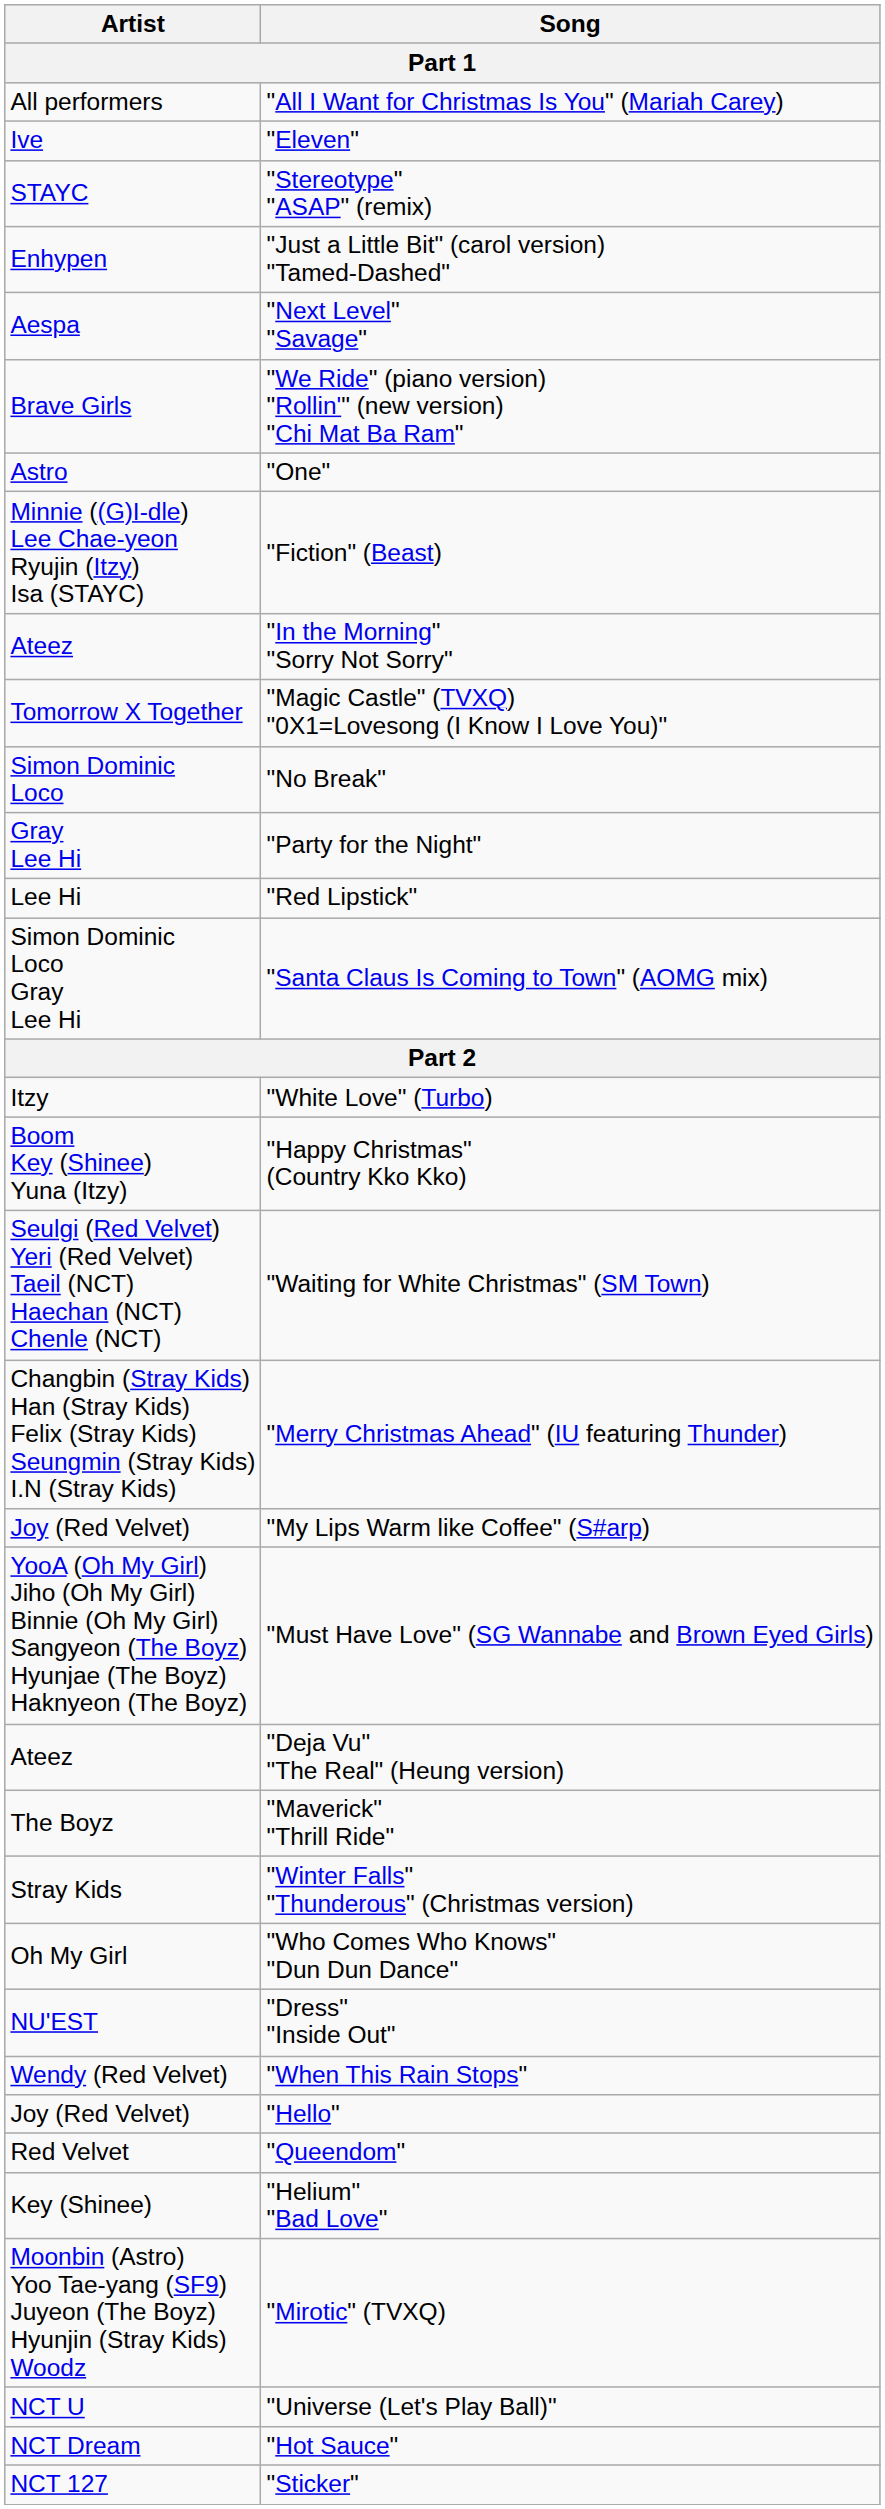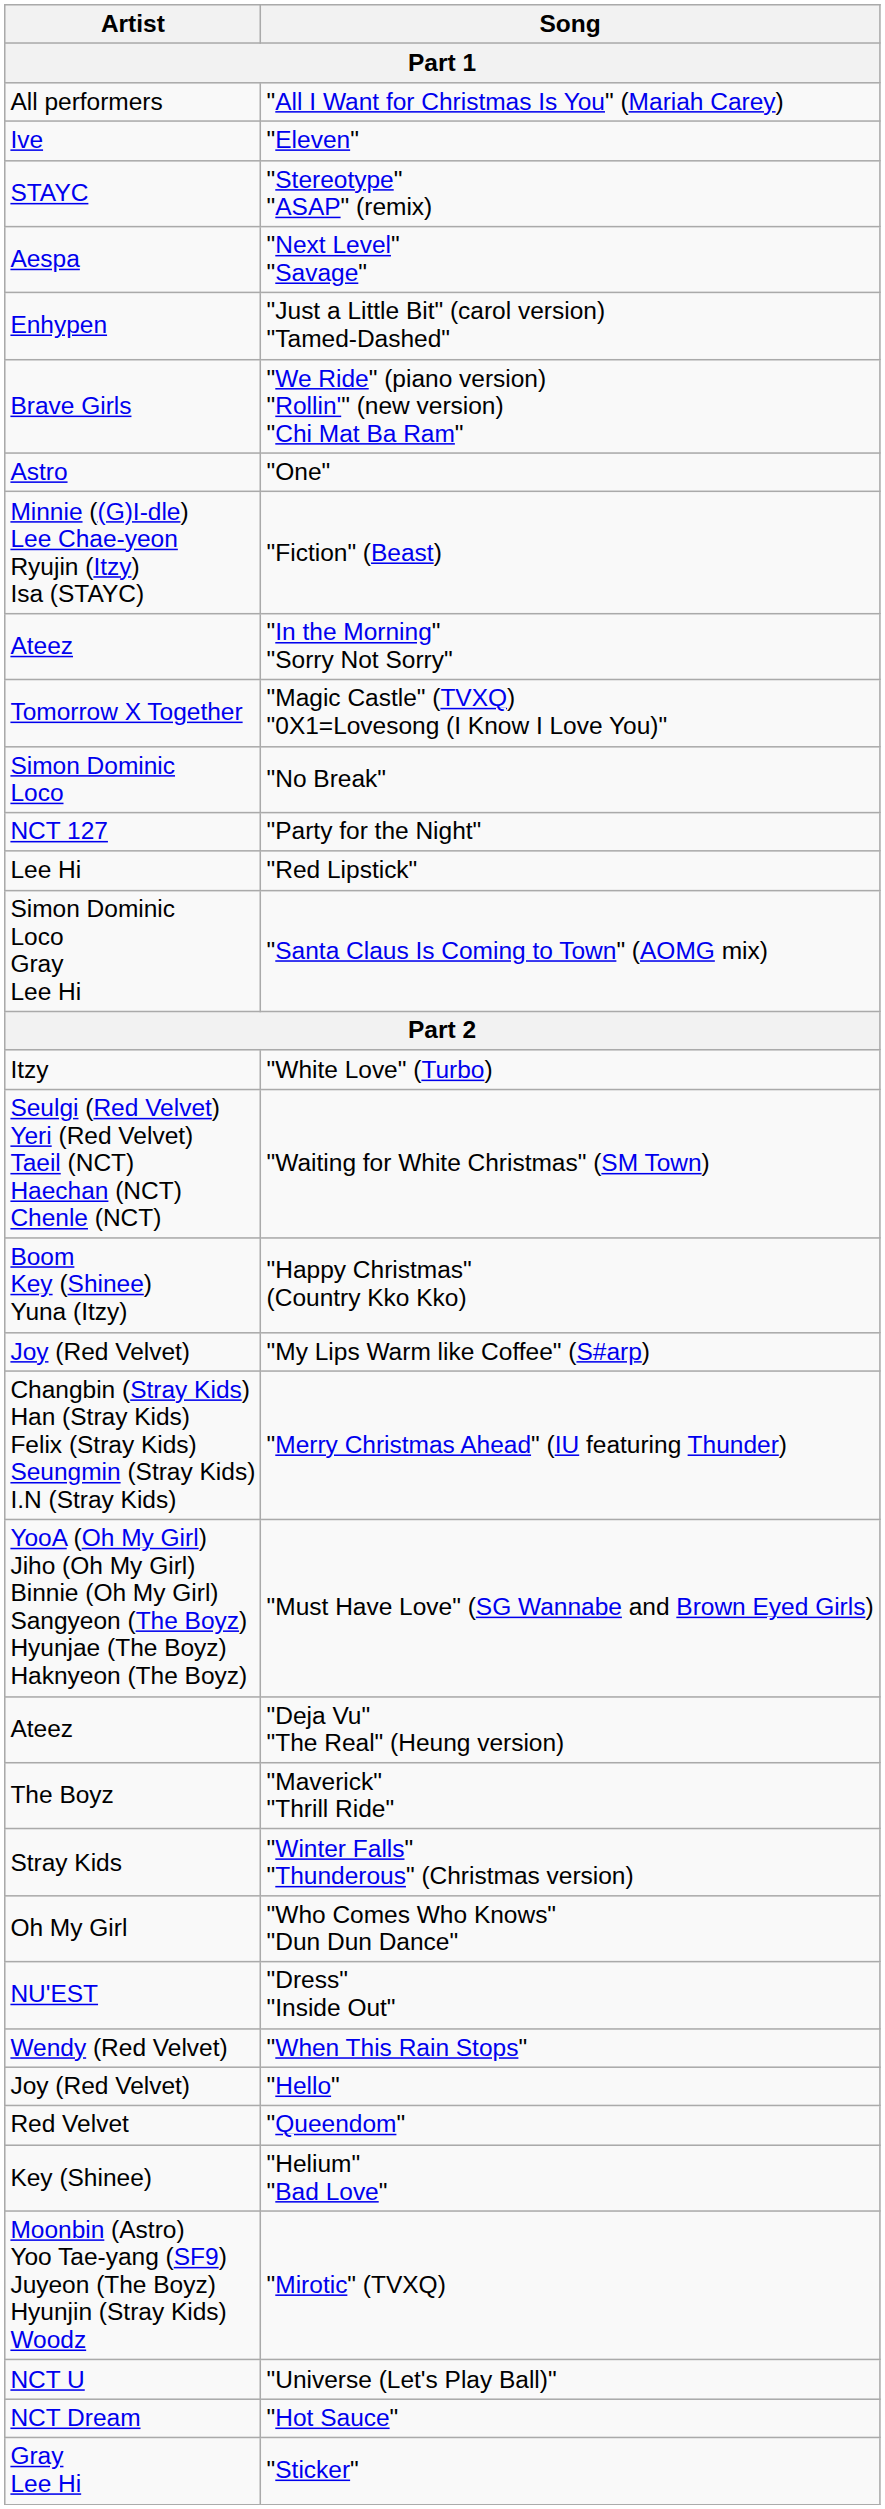rows swapped: (436, 259) <-> (333, 325)
(46, 845) Gray Lee Hi -> (59, 831) NCT 127
rows swapped: (369, 1163) <-> (488, 1284)
rows swapped: (458, 1527) <-> (527, 1433)
(59, 2484) NCT 127 -> (46, 2470) Gray Lee Hi
